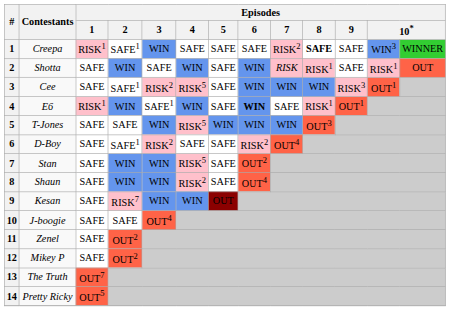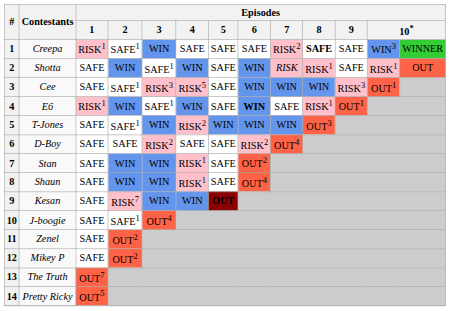(159, 68) SAFE -> (159, 68) SAFE1
(159, 87) RISK2 -> (159, 87) RISK3
(125, 125) SAFE -> (125, 125) SAFE1
(192, 125) RISK5 -> (192, 125) RISK2
(125, 144) SAFE1 -> (125, 144) SAFE
(192, 163) RISK5 -> (192, 163) RISK1
(192, 182) RISK2 -> (192, 182) RISK1
(223, 201) normal -> (223, 201) bold
(125, 220) SAFE -> (125, 220) SAFE1
